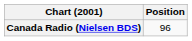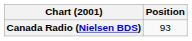(165, 28) 96 -> (165, 28) 93
